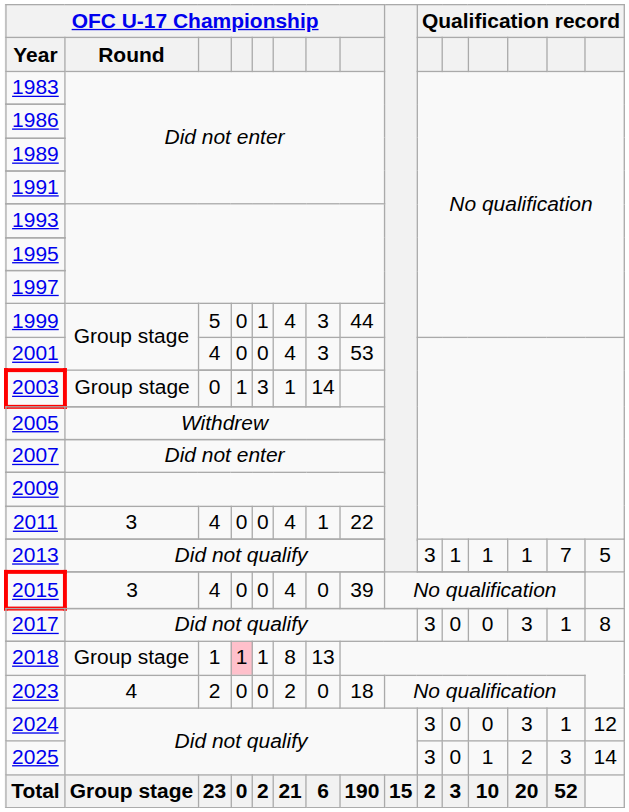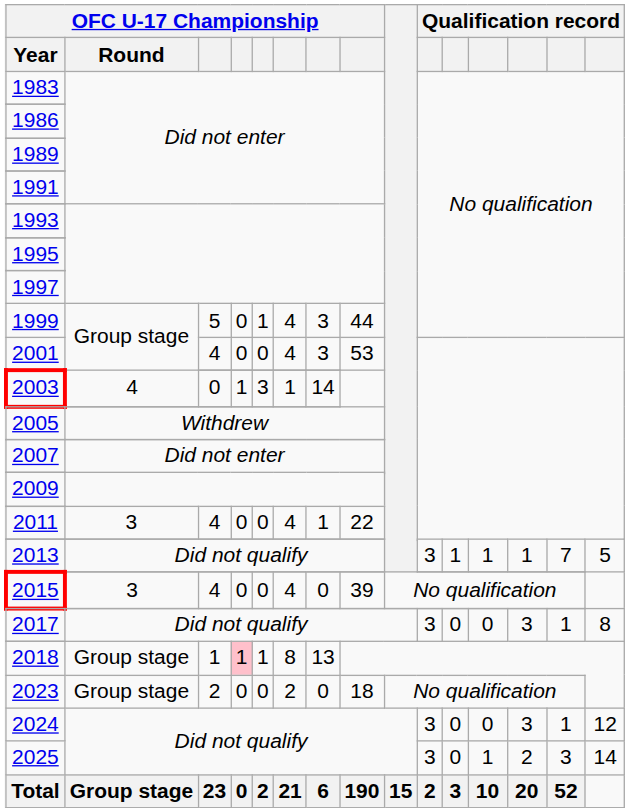(132, 388) Group stage -> (132, 388) 4
(131, 691) 4 -> (131, 691) Group stage
